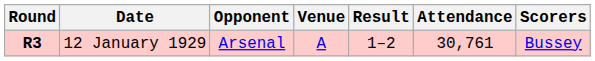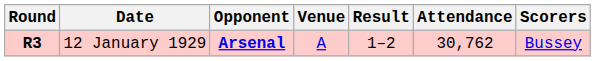(252, 43) normal -> (252, 43) bold
(465, 43) 30,761 -> (465, 43) 30,762
